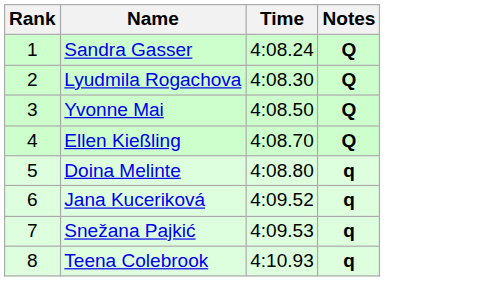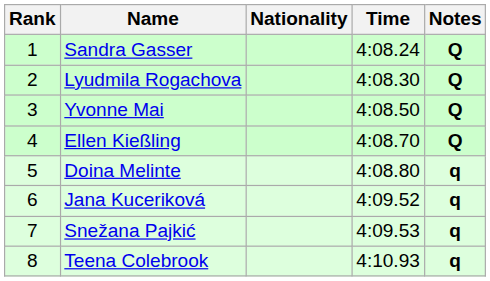+ column: (299, 19)
